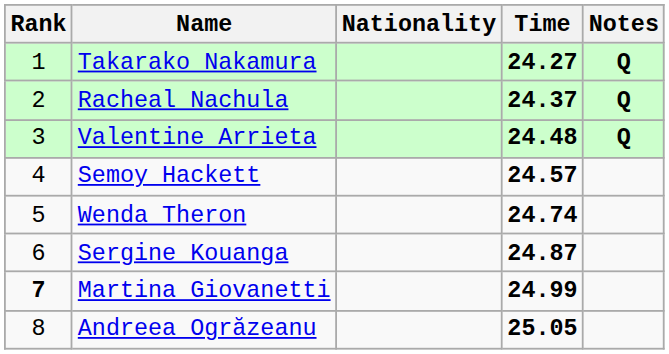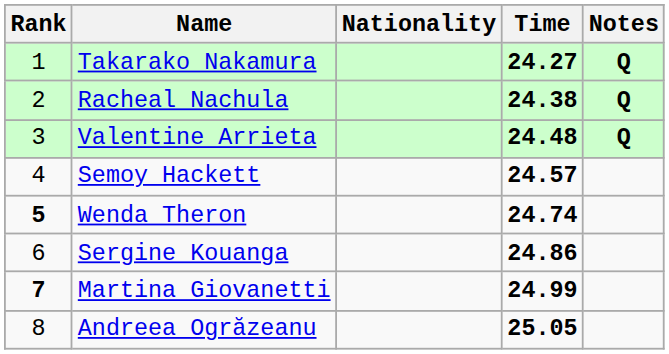(542, 100) 24.37 -> (542, 100) 24.38
(39, 215) normal -> (39, 215) bold
(542, 253) 24.87 -> (542, 253) 24.86
